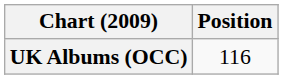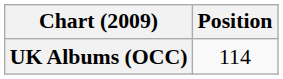(235, 56) 116 -> (235, 56) 114
